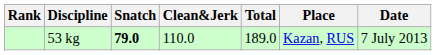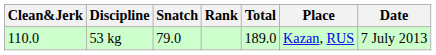columns swapped: (24, 15) <-> (200, 15)
(127, 38) bold -> (169, 38) normal
